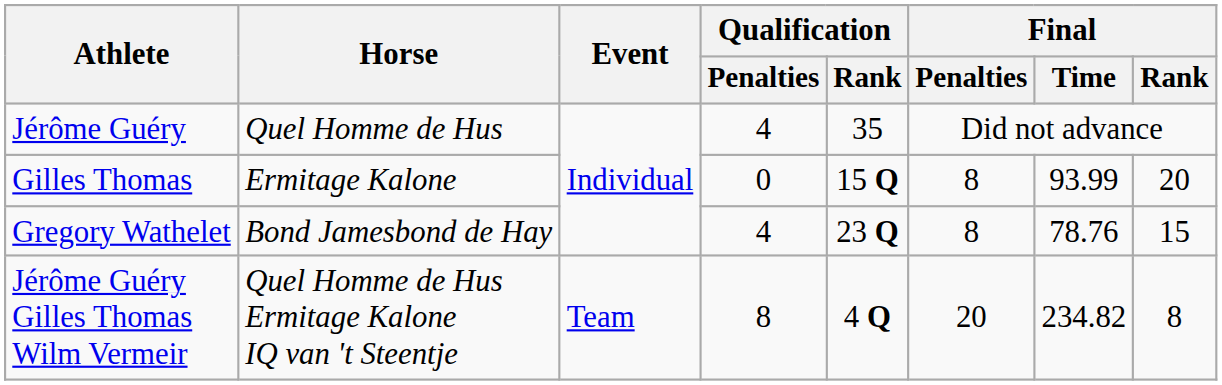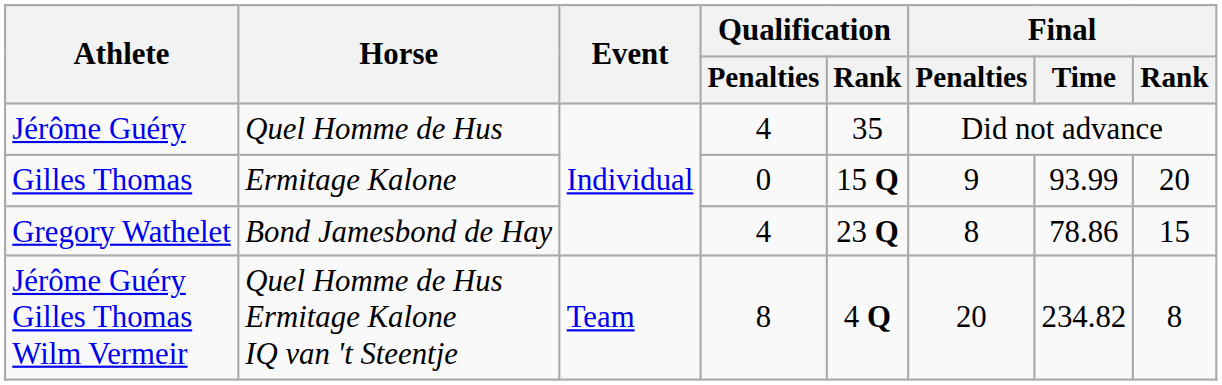(971, 180) 8 -> (971, 180) 9
(1084, 230) 78.76 -> (1084, 230) 78.86
